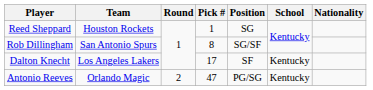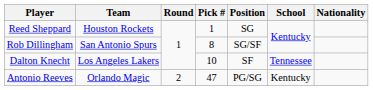(212, 61) 17 -> (212, 61) 10
(290, 61) Kentucky -> (291, 61) Tennessee
